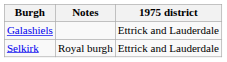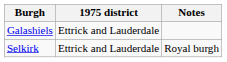columns swapped: (85, 13) <-> (168, 13)
